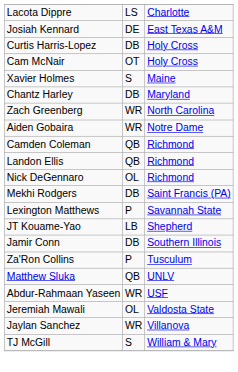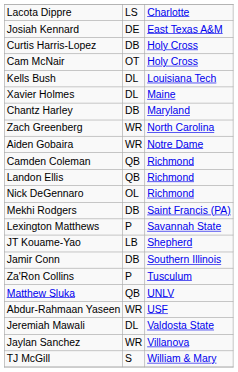+ row: (31, 78)
(129, 78) S -> (132, 95) DL
(132, 309) OL -> (132, 326) DL
